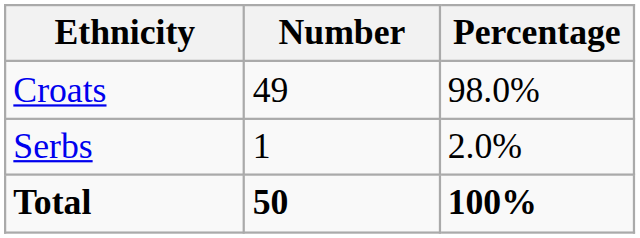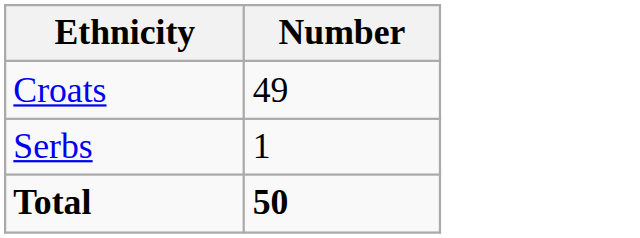- column: (537, 32)
